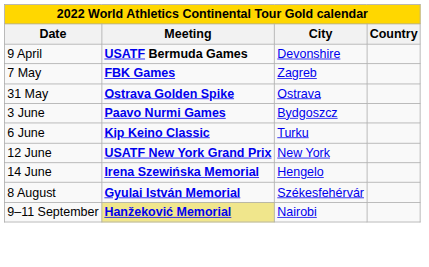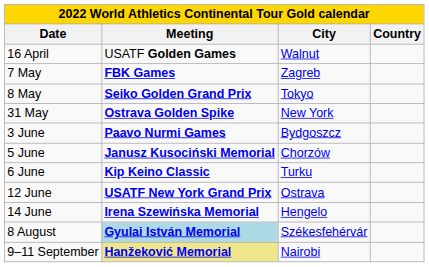- row: (25, 53)
+ row: (28, 53)
+ row: (24, 93)
(299, 93) Ostrava -> (307, 113) New York
+ row: (26, 152)
(304, 152) New York -> (303, 192) Ostrava
(172, 192) no background -> (172, 232) lightblue background
